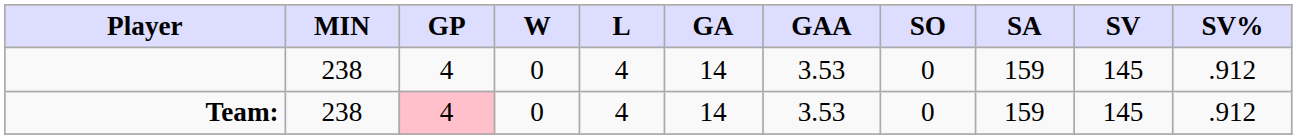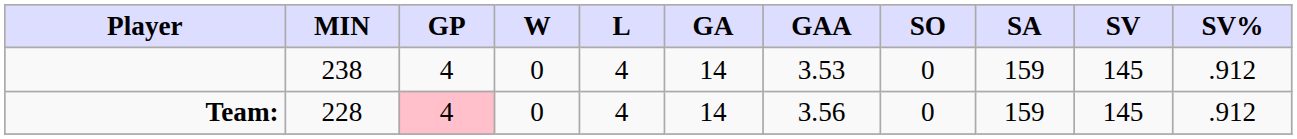(342, 112) 238 -> (342, 112) 228
(822, 112) 3.53 -> (822, 112) 3.56
